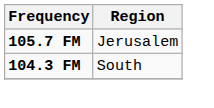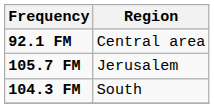+ row: (40, 41)
